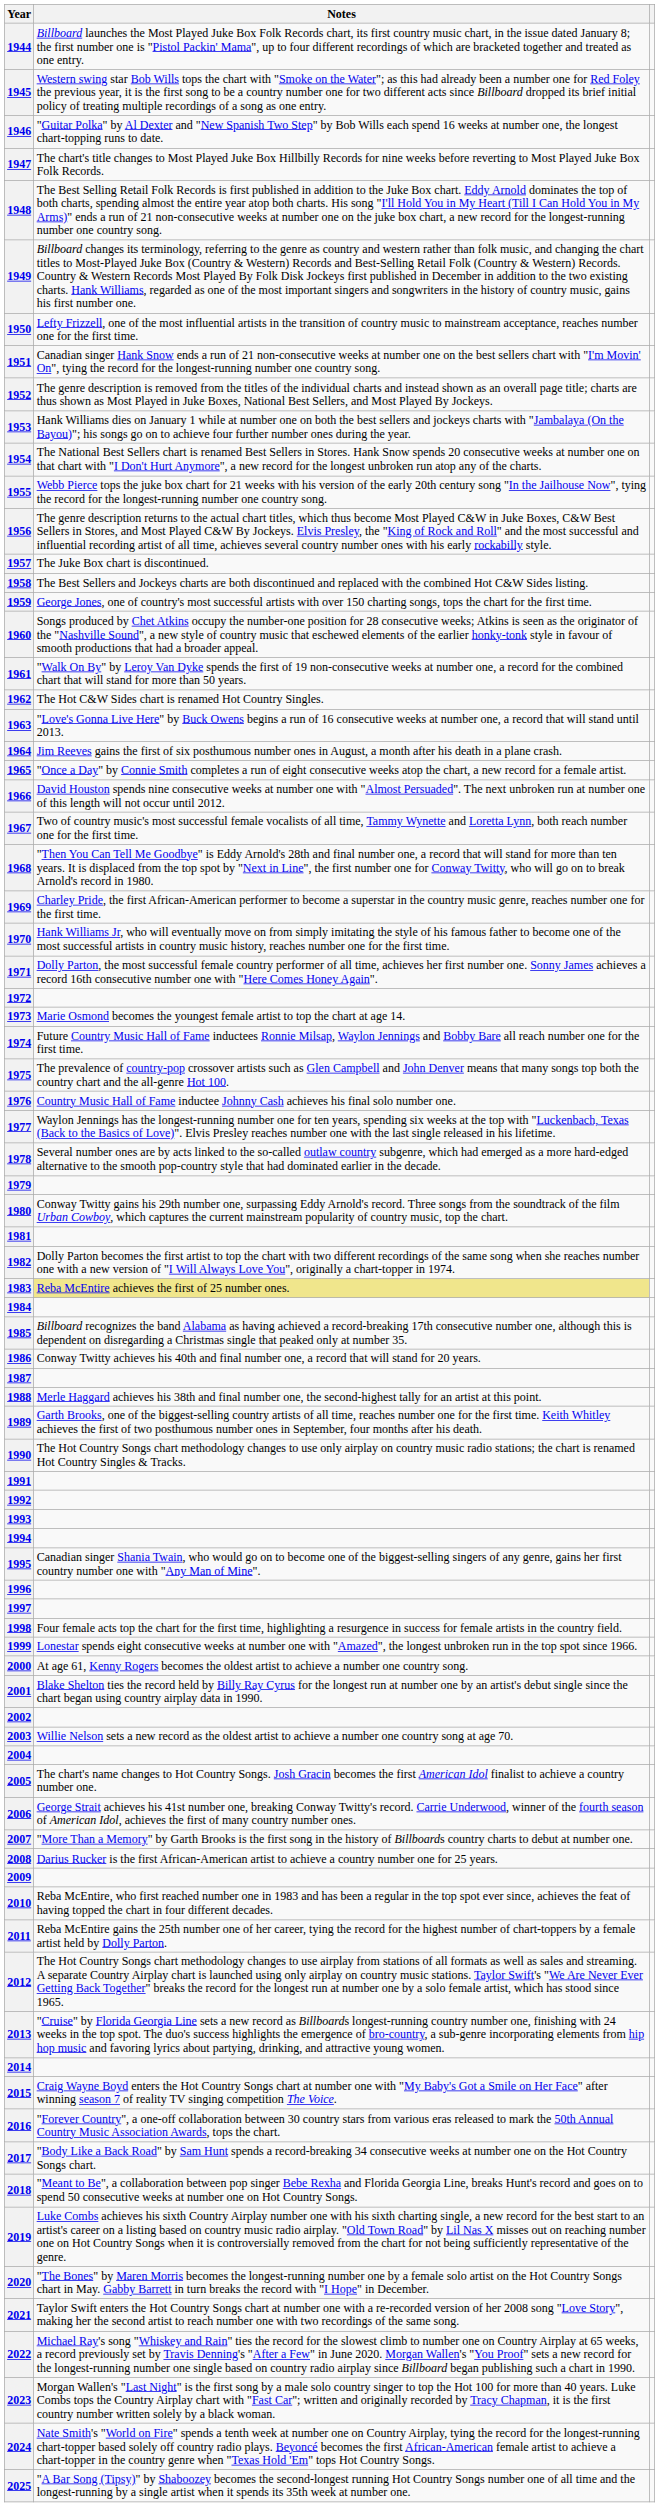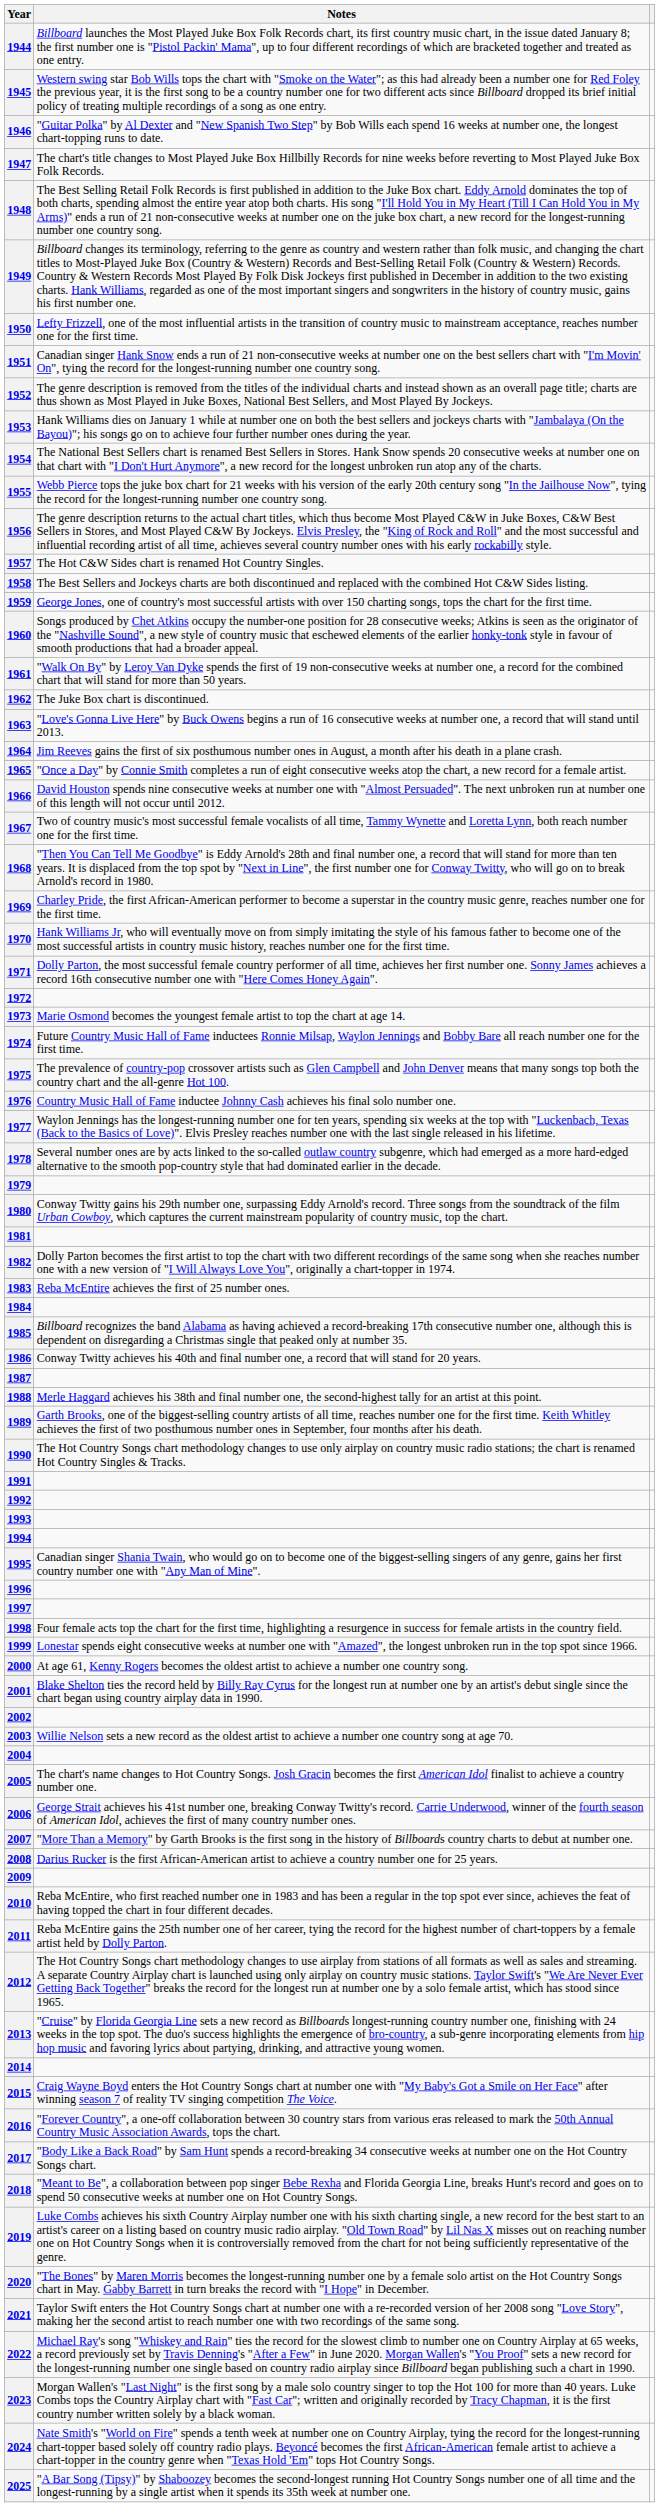(123, 563) The Juke Box chart is discontinued. -> (180, 563) The Hot C&W Sides chart is renamed Hot Country Singles.
(180, 699) The Hot C&W Sides chart is renamed Hot Country Singles. -> (123, 699) The Juke Box chart is discontinued.
(163, 1288) khaki background -> (163, 1288) no background
